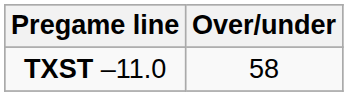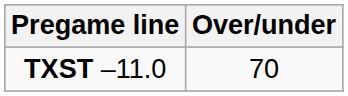(264, 68) 58 -> (264, 68) 70
